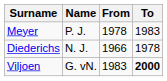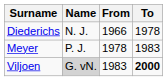rows swapped: (33, 48) <-> (22, 31)
(81, 66) no background -> (81, 66) lightgrey background
